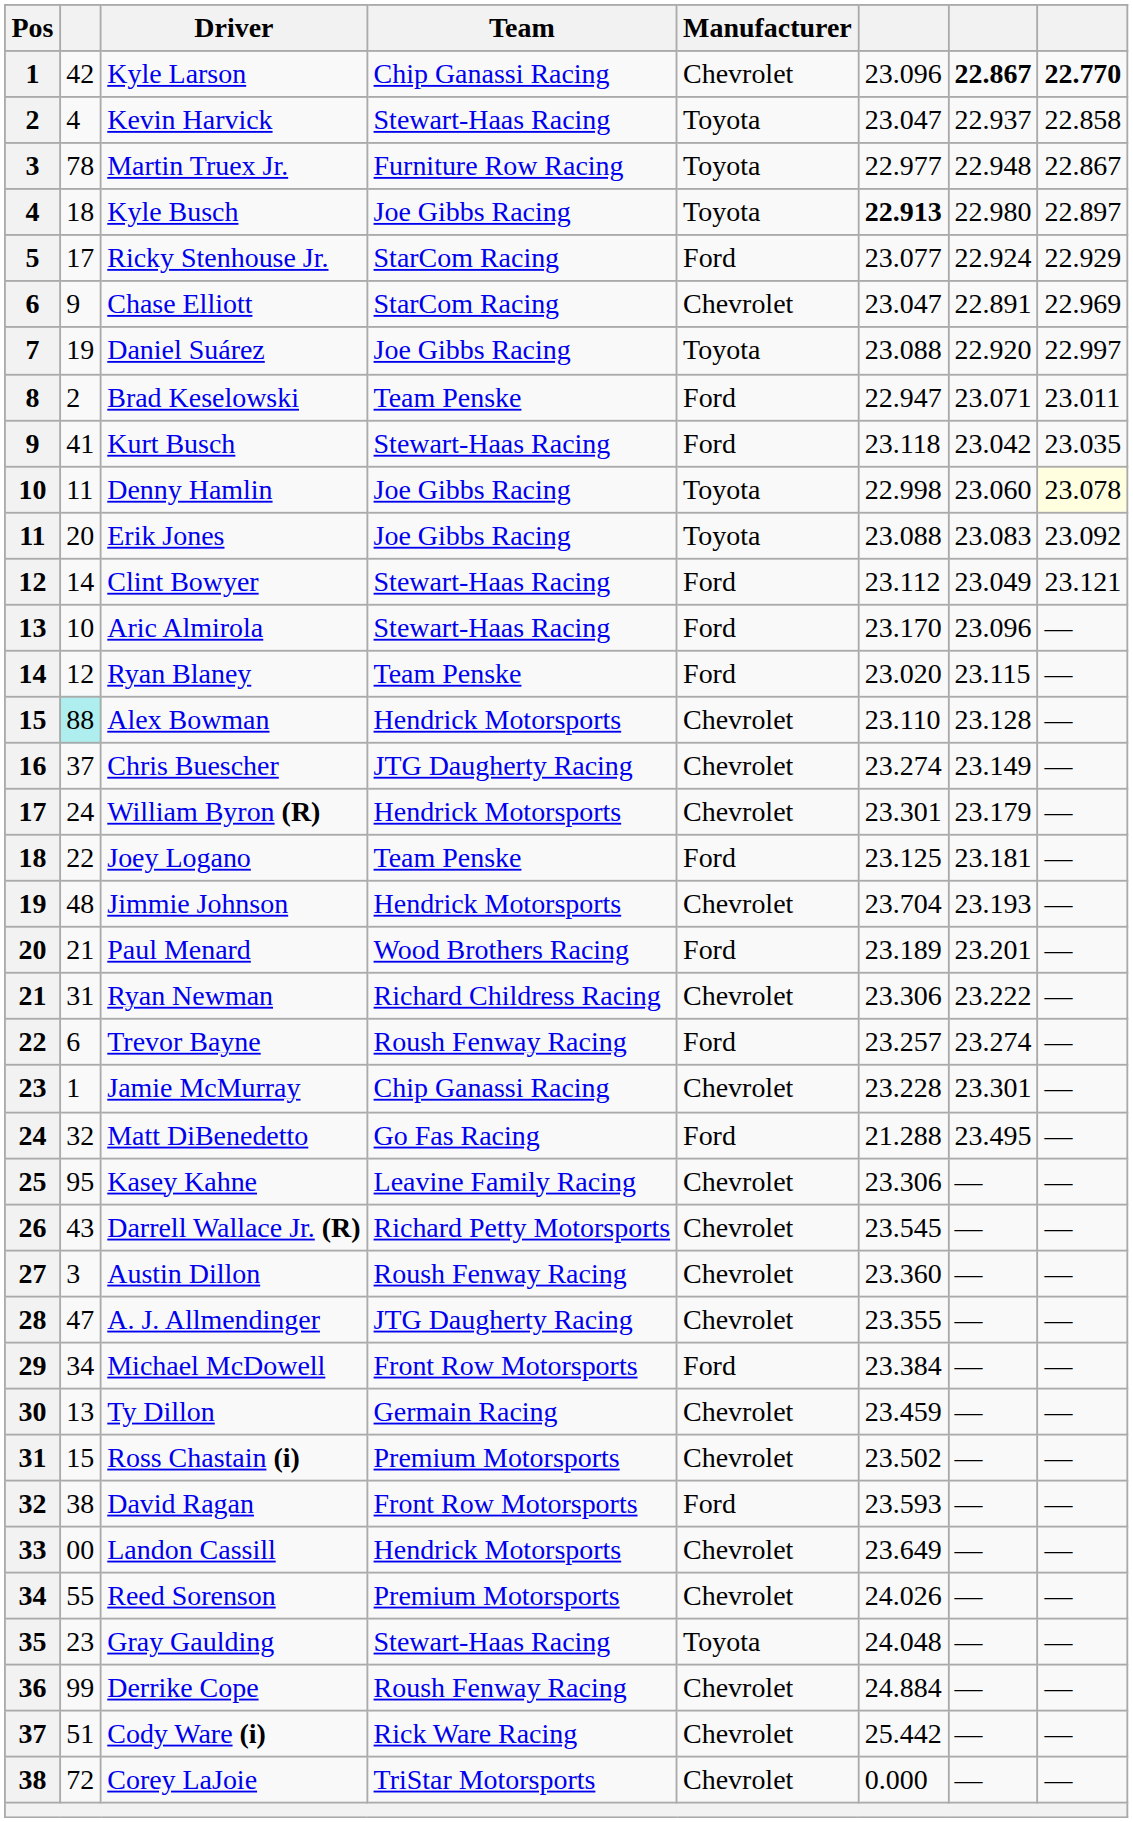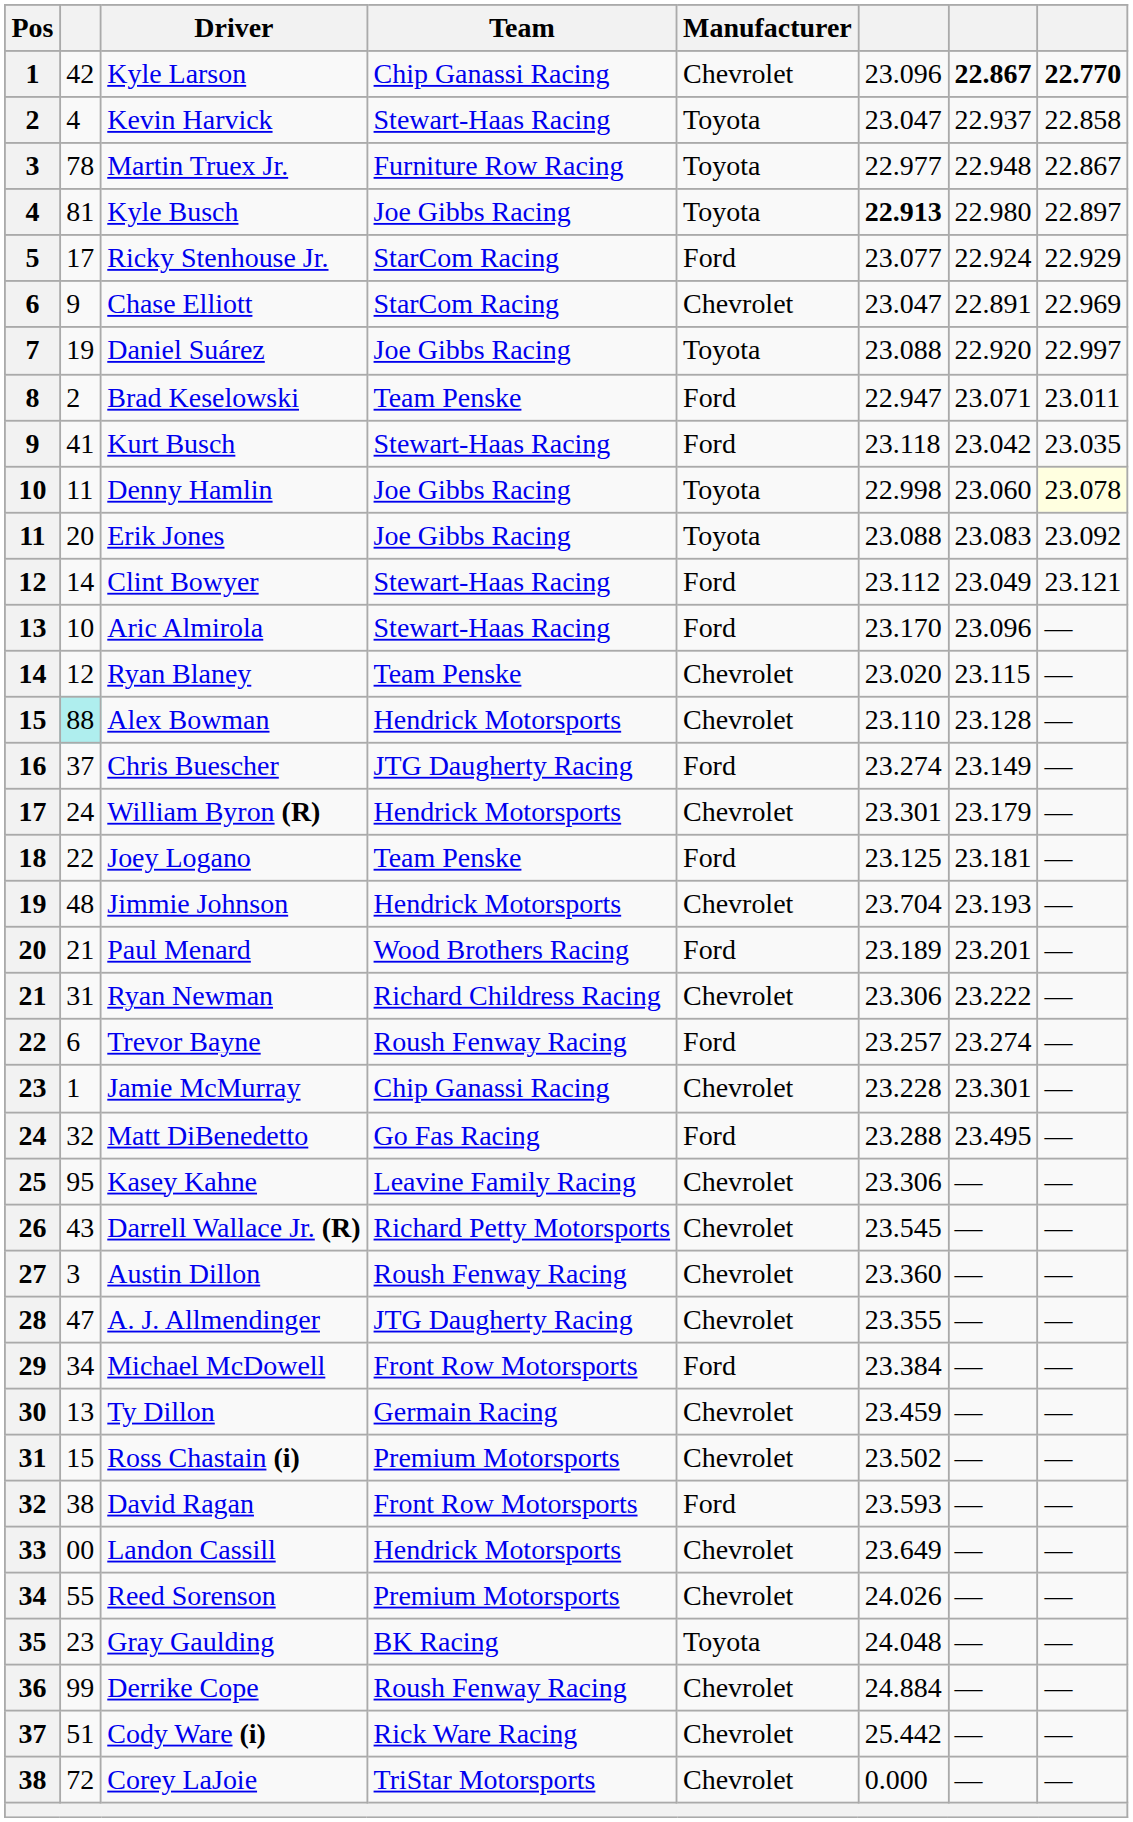(80, 212) 18 -> (80, 212) 81
(710, 673) Ford -> (738, 673) Chevrolet
(738, 765) Chevrolet -> (710, 765) Ford
(903, 1134) 21.288 -> (903, 1134) 23.288
(492, 1641) Stewart-Haas Racing -> (436, 1641) BK Racing
